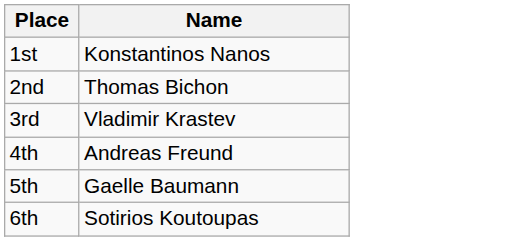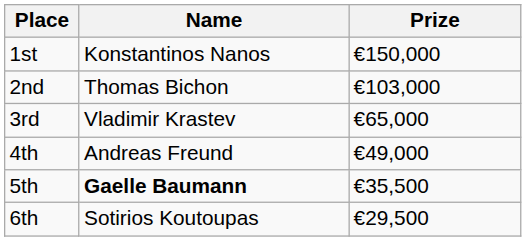+ column: (435, 20)
(162, 185) normal -> (166, 185) bold
